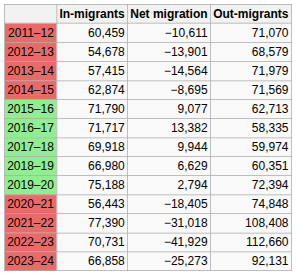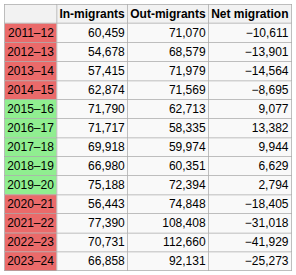columns swapped: (251, 14) <-> (169, 14)
